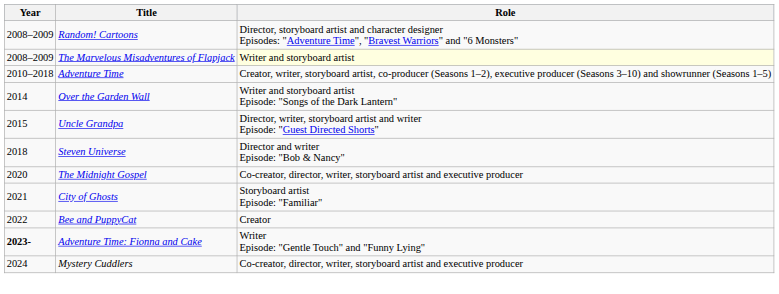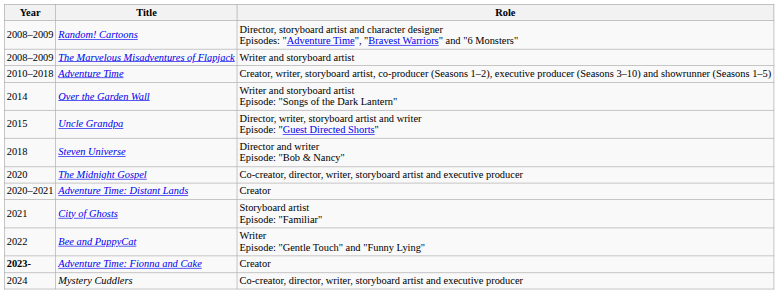(297, 57) lightyellow background -> (297, 57) no background
+ row: (123, 191)
(255, 219) Creator -> (332, 242) Writer Episode: "Gentle Touch" and "Funny Lying"
(332, 242) Writer Episode: "Gentle Touch" and "Funny Lying" -> (255, 264) Creator
